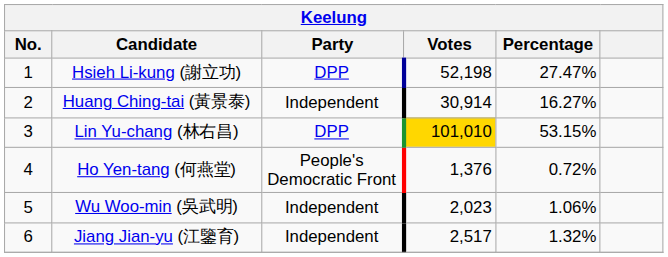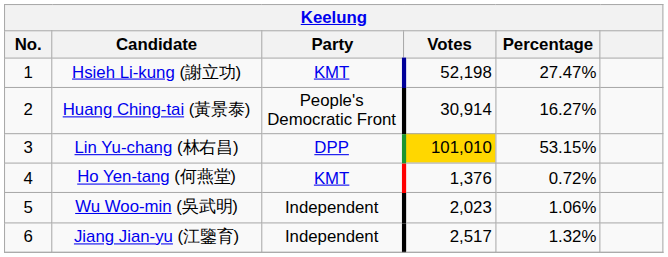(332, 72) DPP -> (332, 72) KMT
(332, 102) Independent -> (332, 110) People's Democratic Front
(332, 169) People's Democratic Front -> (332, 177) KMT
